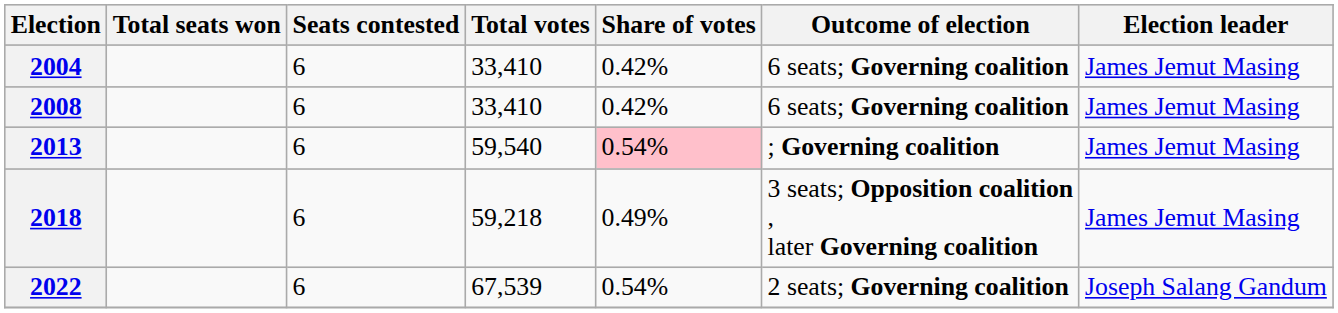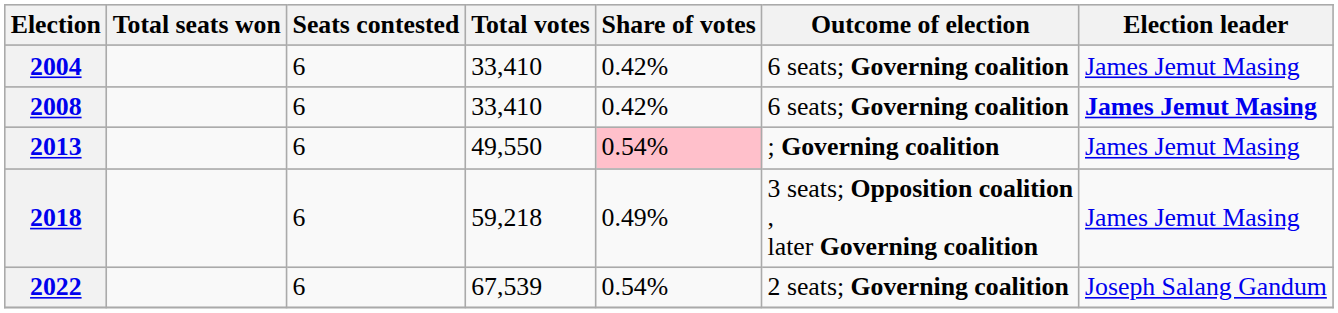(1192, 106) normal -> (1201, 106) bold
(507, 147) 59,540 -> (507, 147) 49,550
